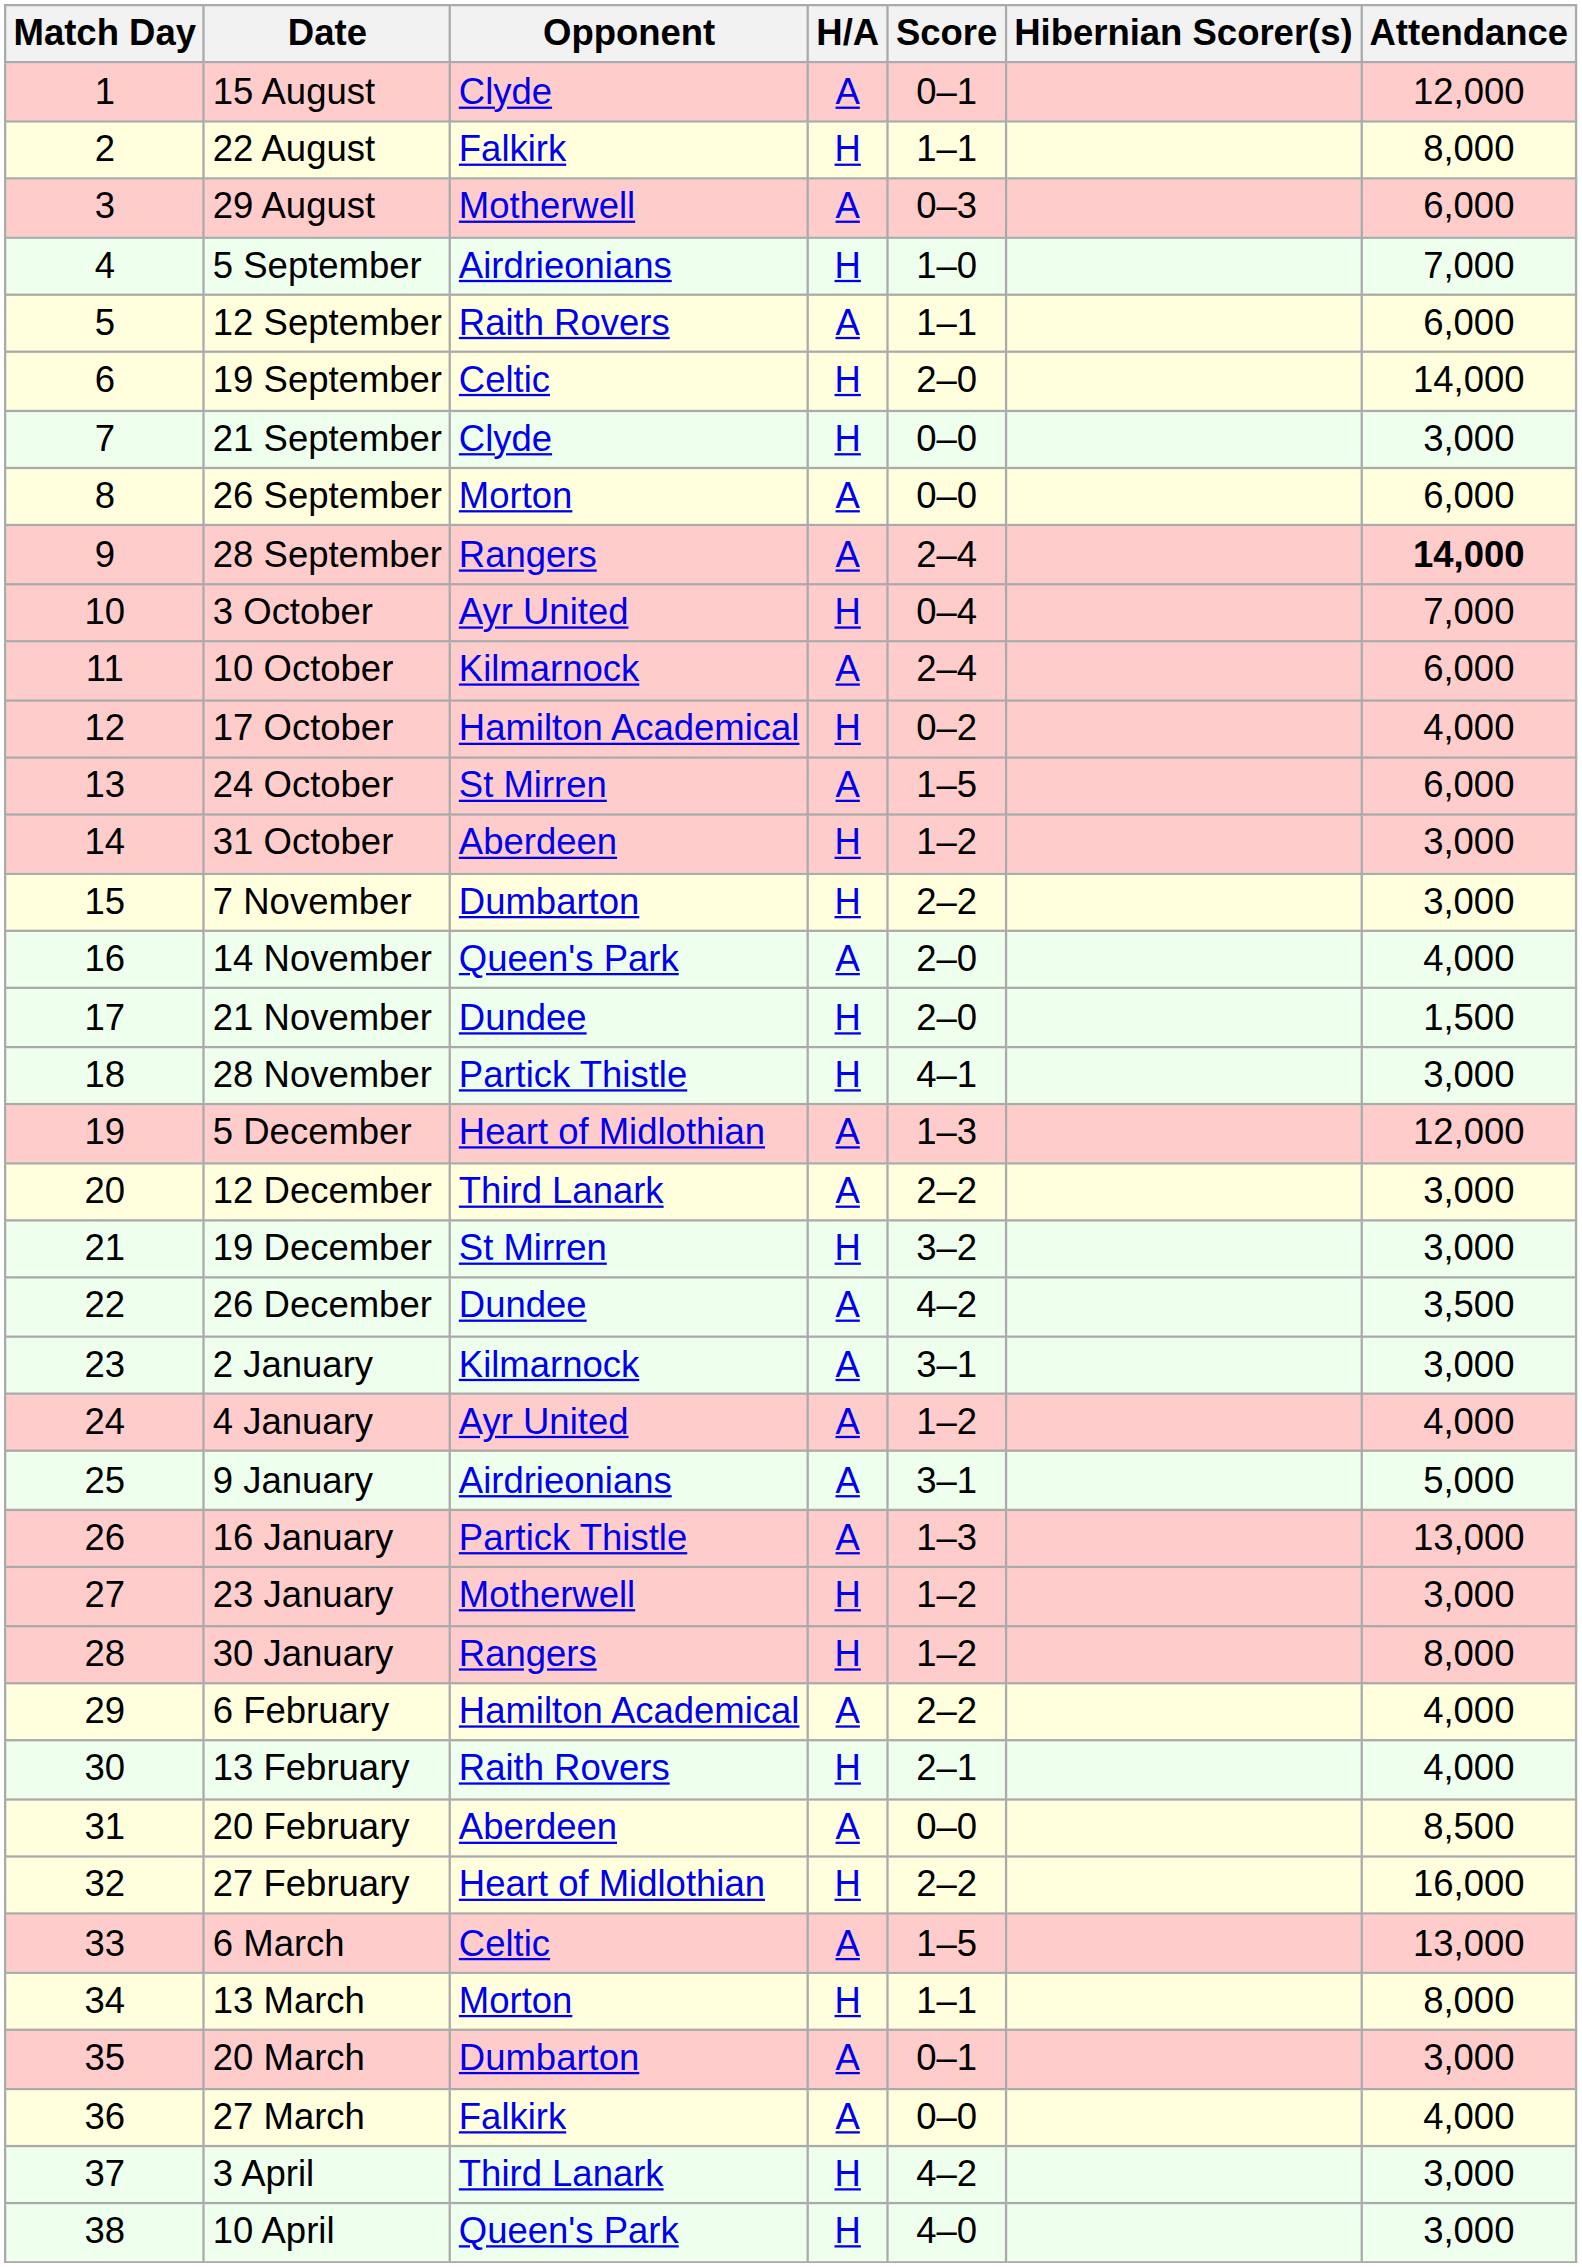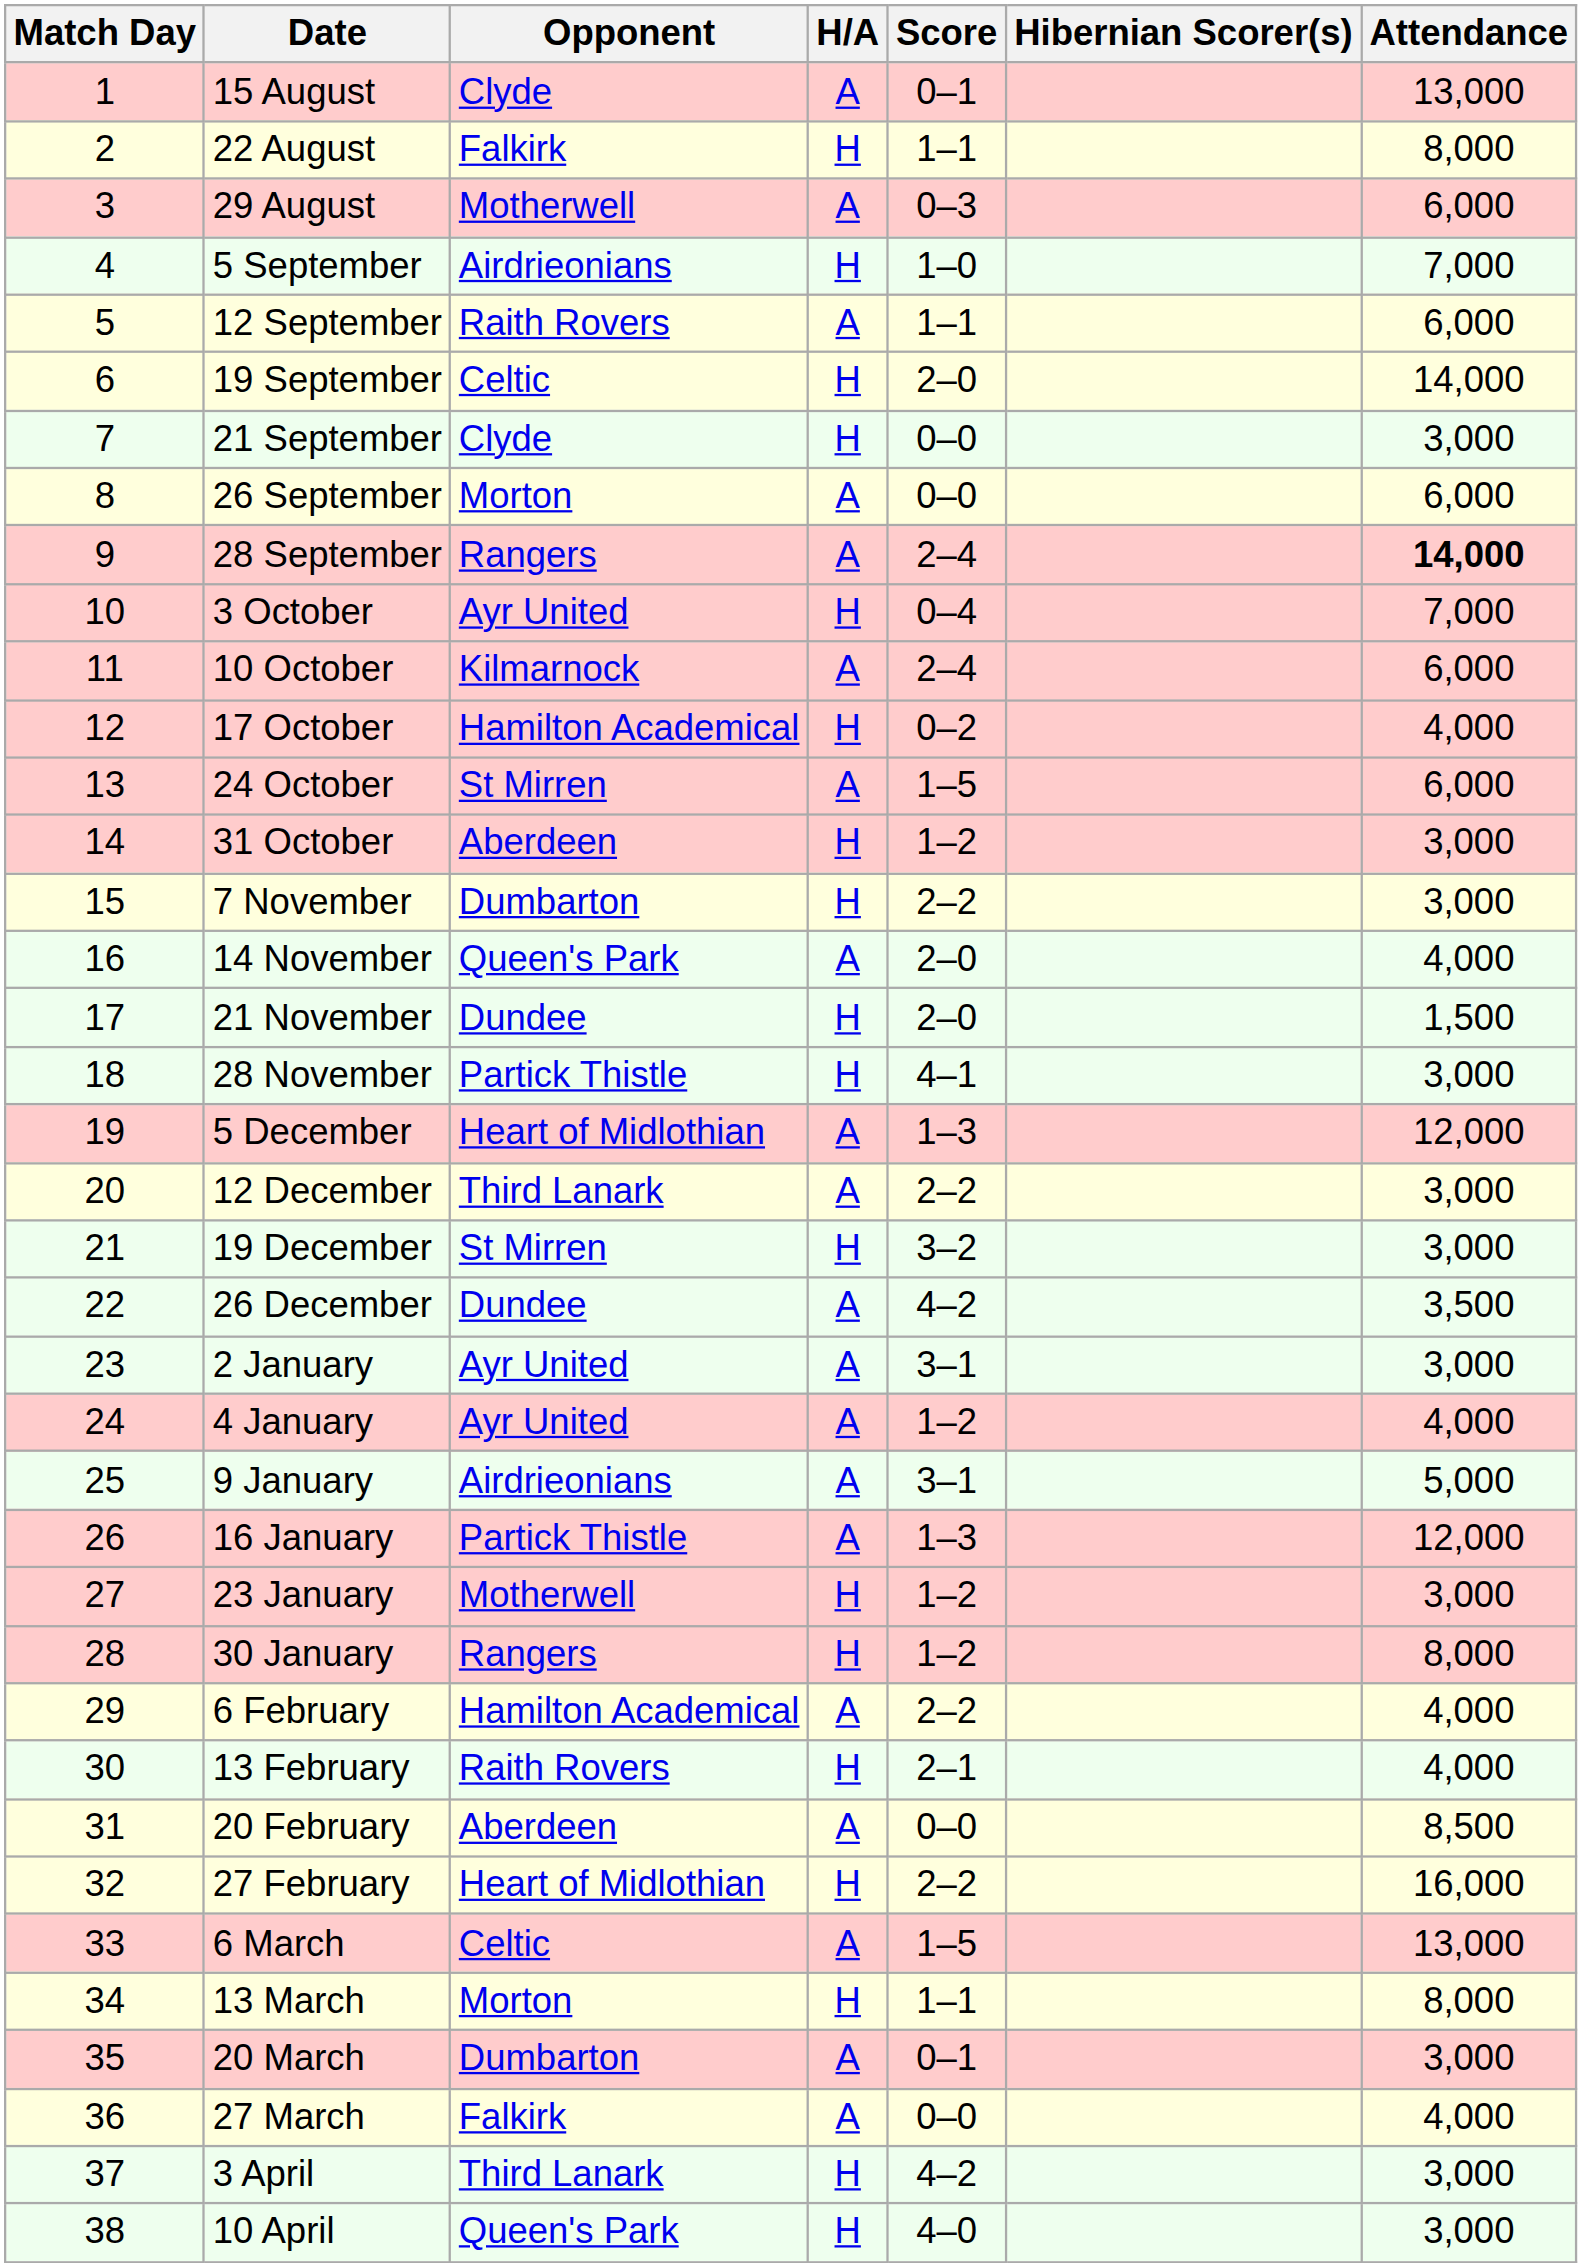(1469, 91) 12,000 -> (1469, 91) 13,000
(549, 1364) Kilmarnock -> (544, 1364) Ayr United
(1469, 1537) 13,000 -> (1469, 1537) 12,000
